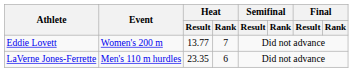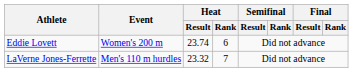(198, 43) 13.77 -> (198, 43) 23.74
(226, 43) 7 -> (226, 43) 6
(198, 59) 23.35 -> (198, 59) 23.32
(226, 59) 6 -> (226, 59) 7
